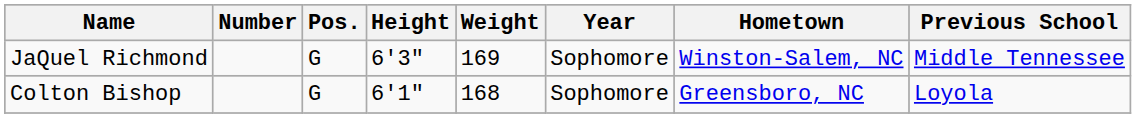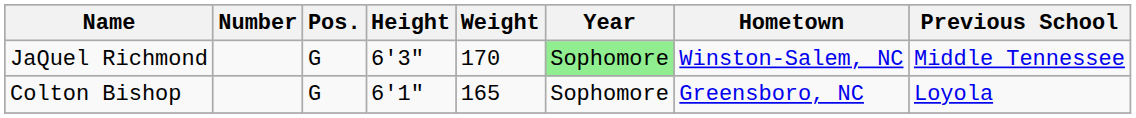(480, 59) 169 -> (480, 59) 170
(610, 59) no background -> (610, 59) lightgreen background
(480, 94) 168 -> (480, 94) 165
